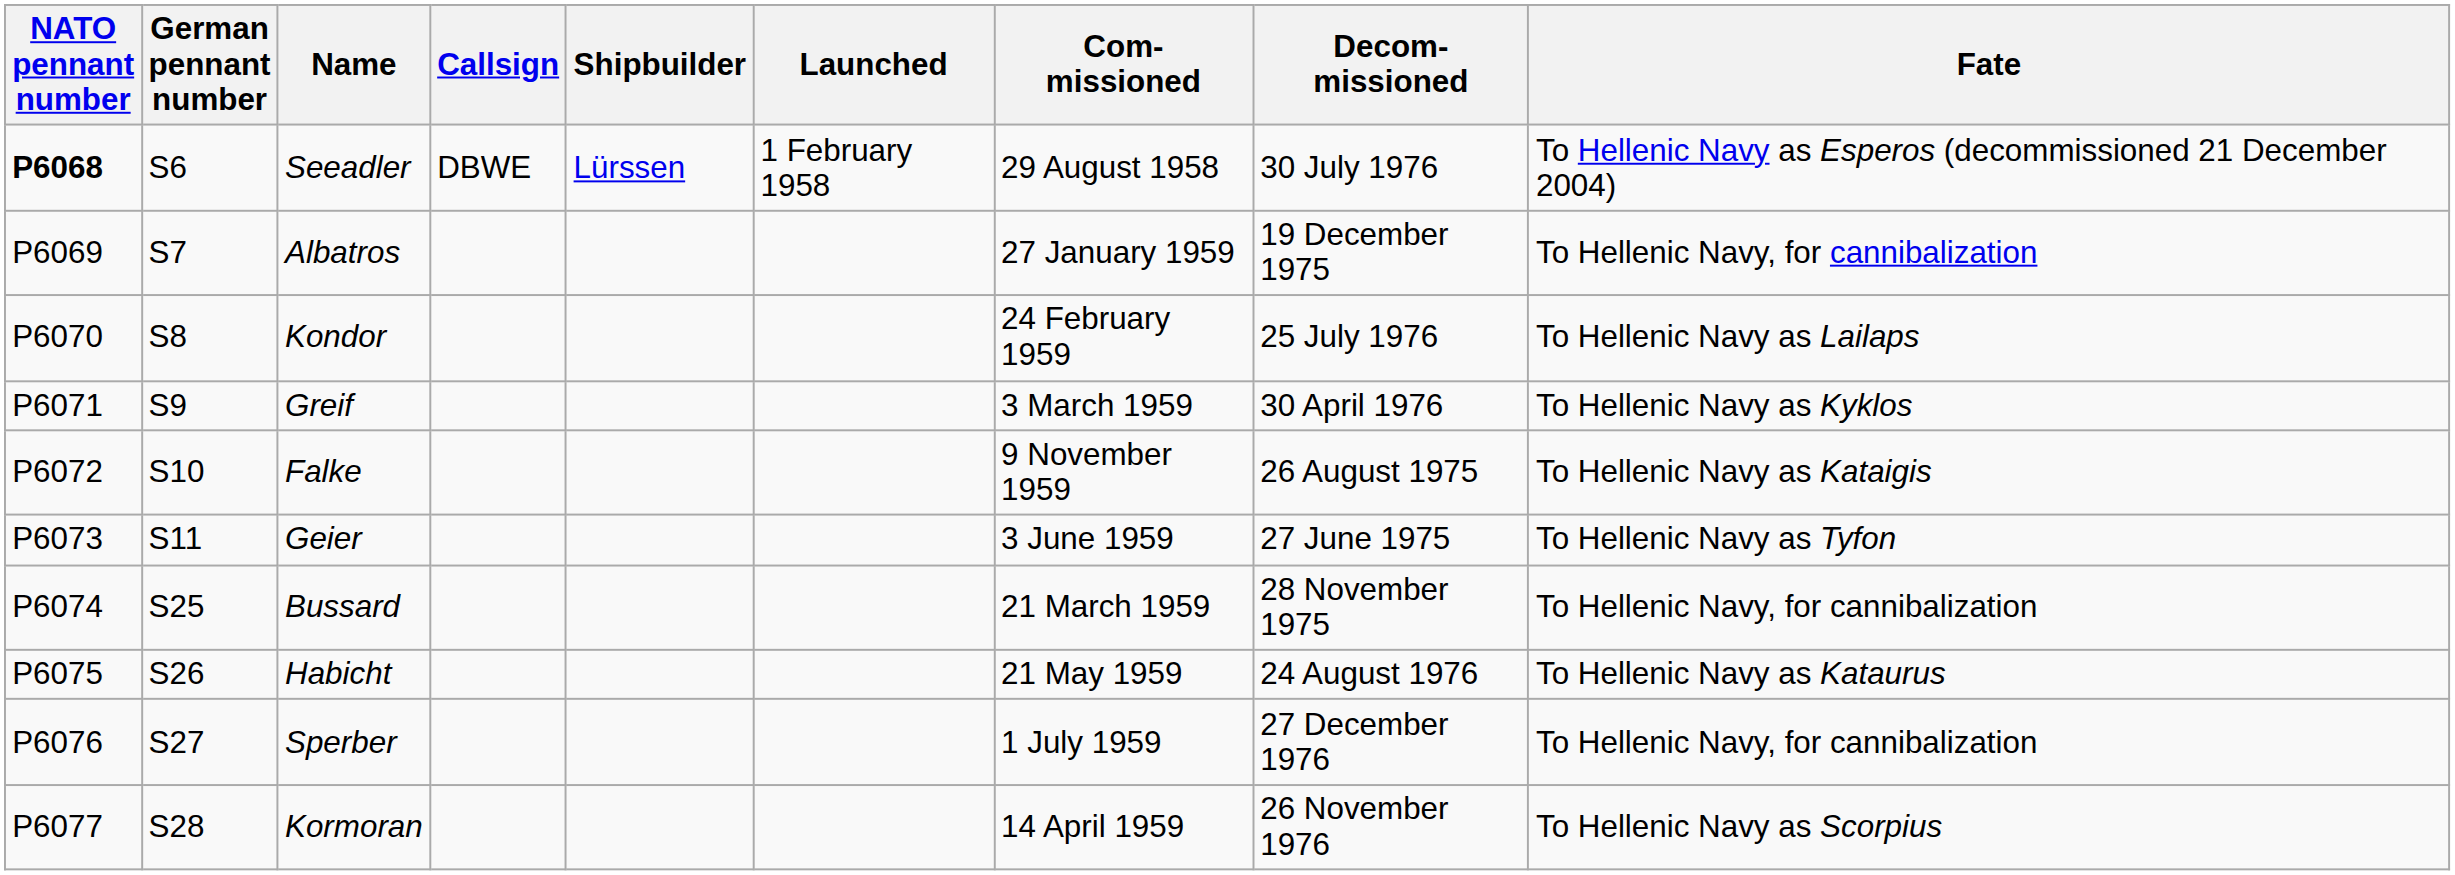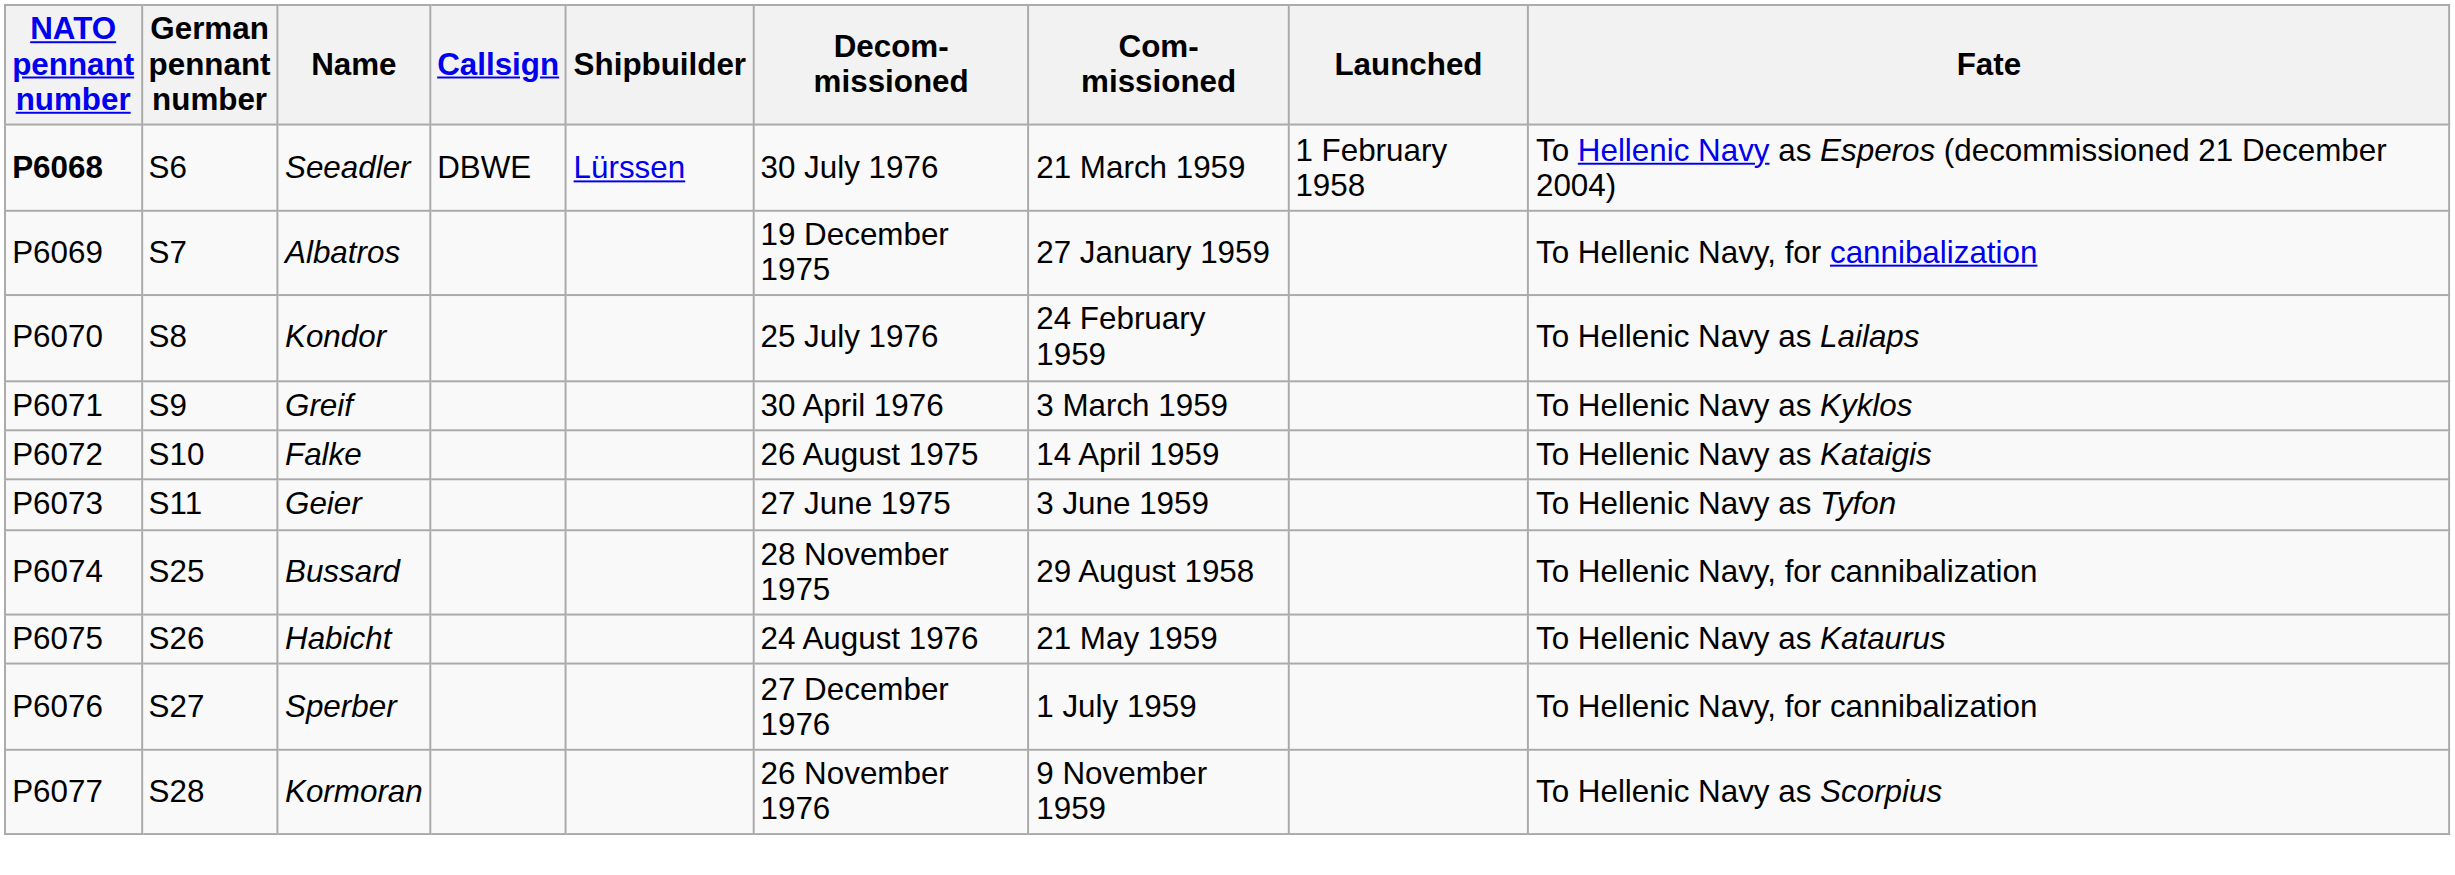columns swapped: (874, 64) <-> (1391, 64)
(1110, 167) 29 August 1958 -> (1141, 167) 21 March 1959
(1087, 472) 9 November 1959 -> (1128, 454) 14 April 1959
(1106, 606) 21 March 1959 -> (1145, 571) 29 August 1958
(1093, 826) 14 April 1959 -> (1122, 791) 9 November 1959
